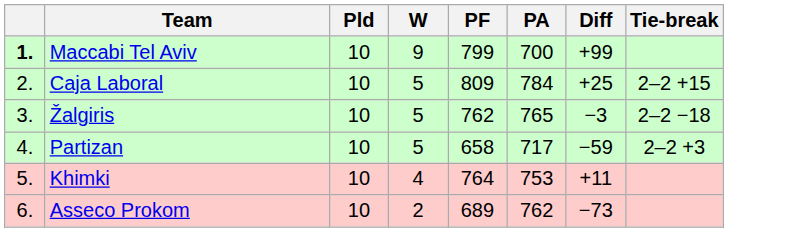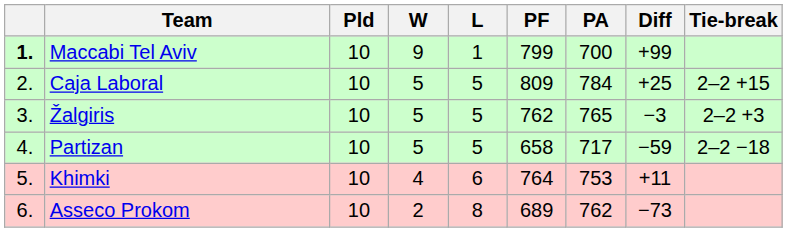+ column: (477, 20)
(674, 115) 2–2 −18 -> (734, 115) 2–2 +3
(674, 147) 2–2 +3 -> (734, 147) 2–2 −18
